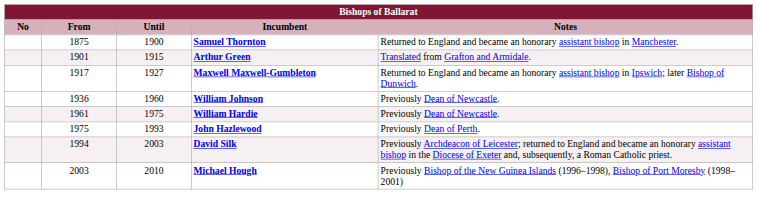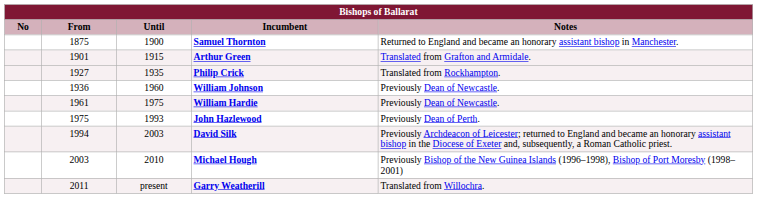- row: (255, 73)
+ row: (219, 73)
+ row: (229, 185)
